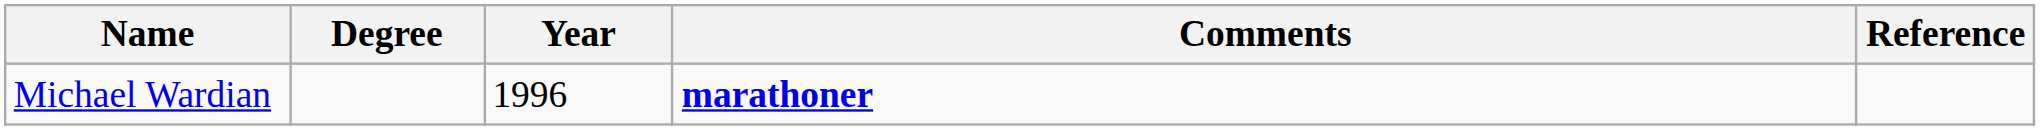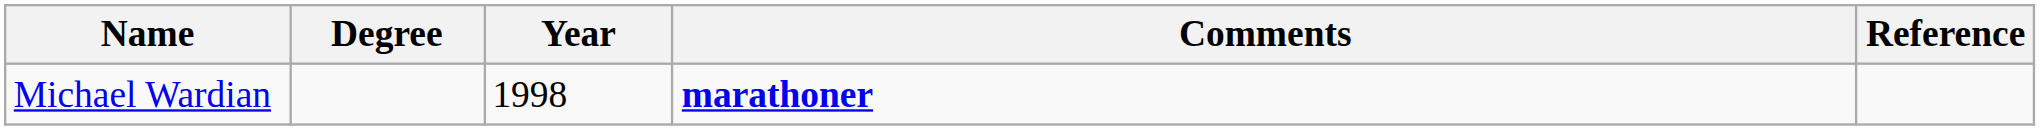(530, 93) 1996 -> (530, 93) 1998
